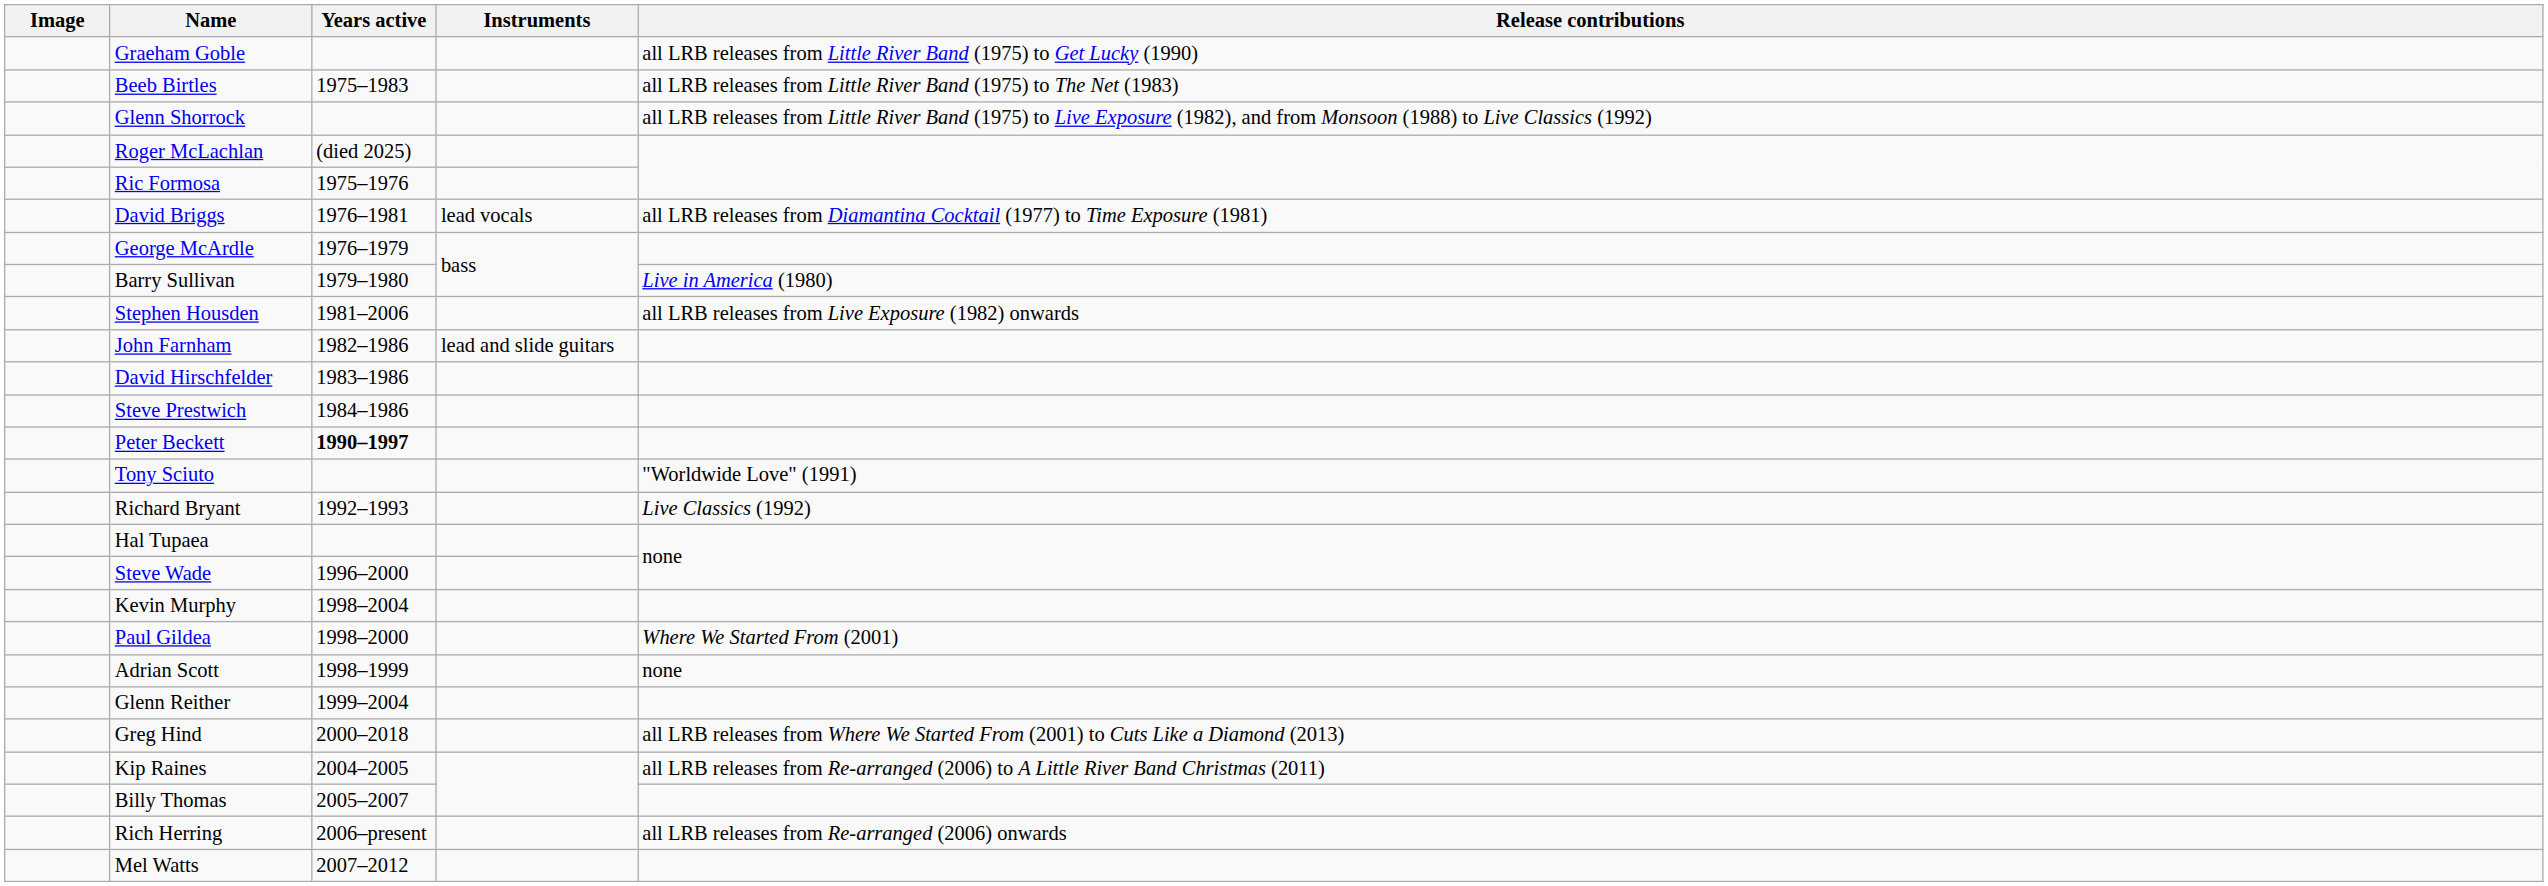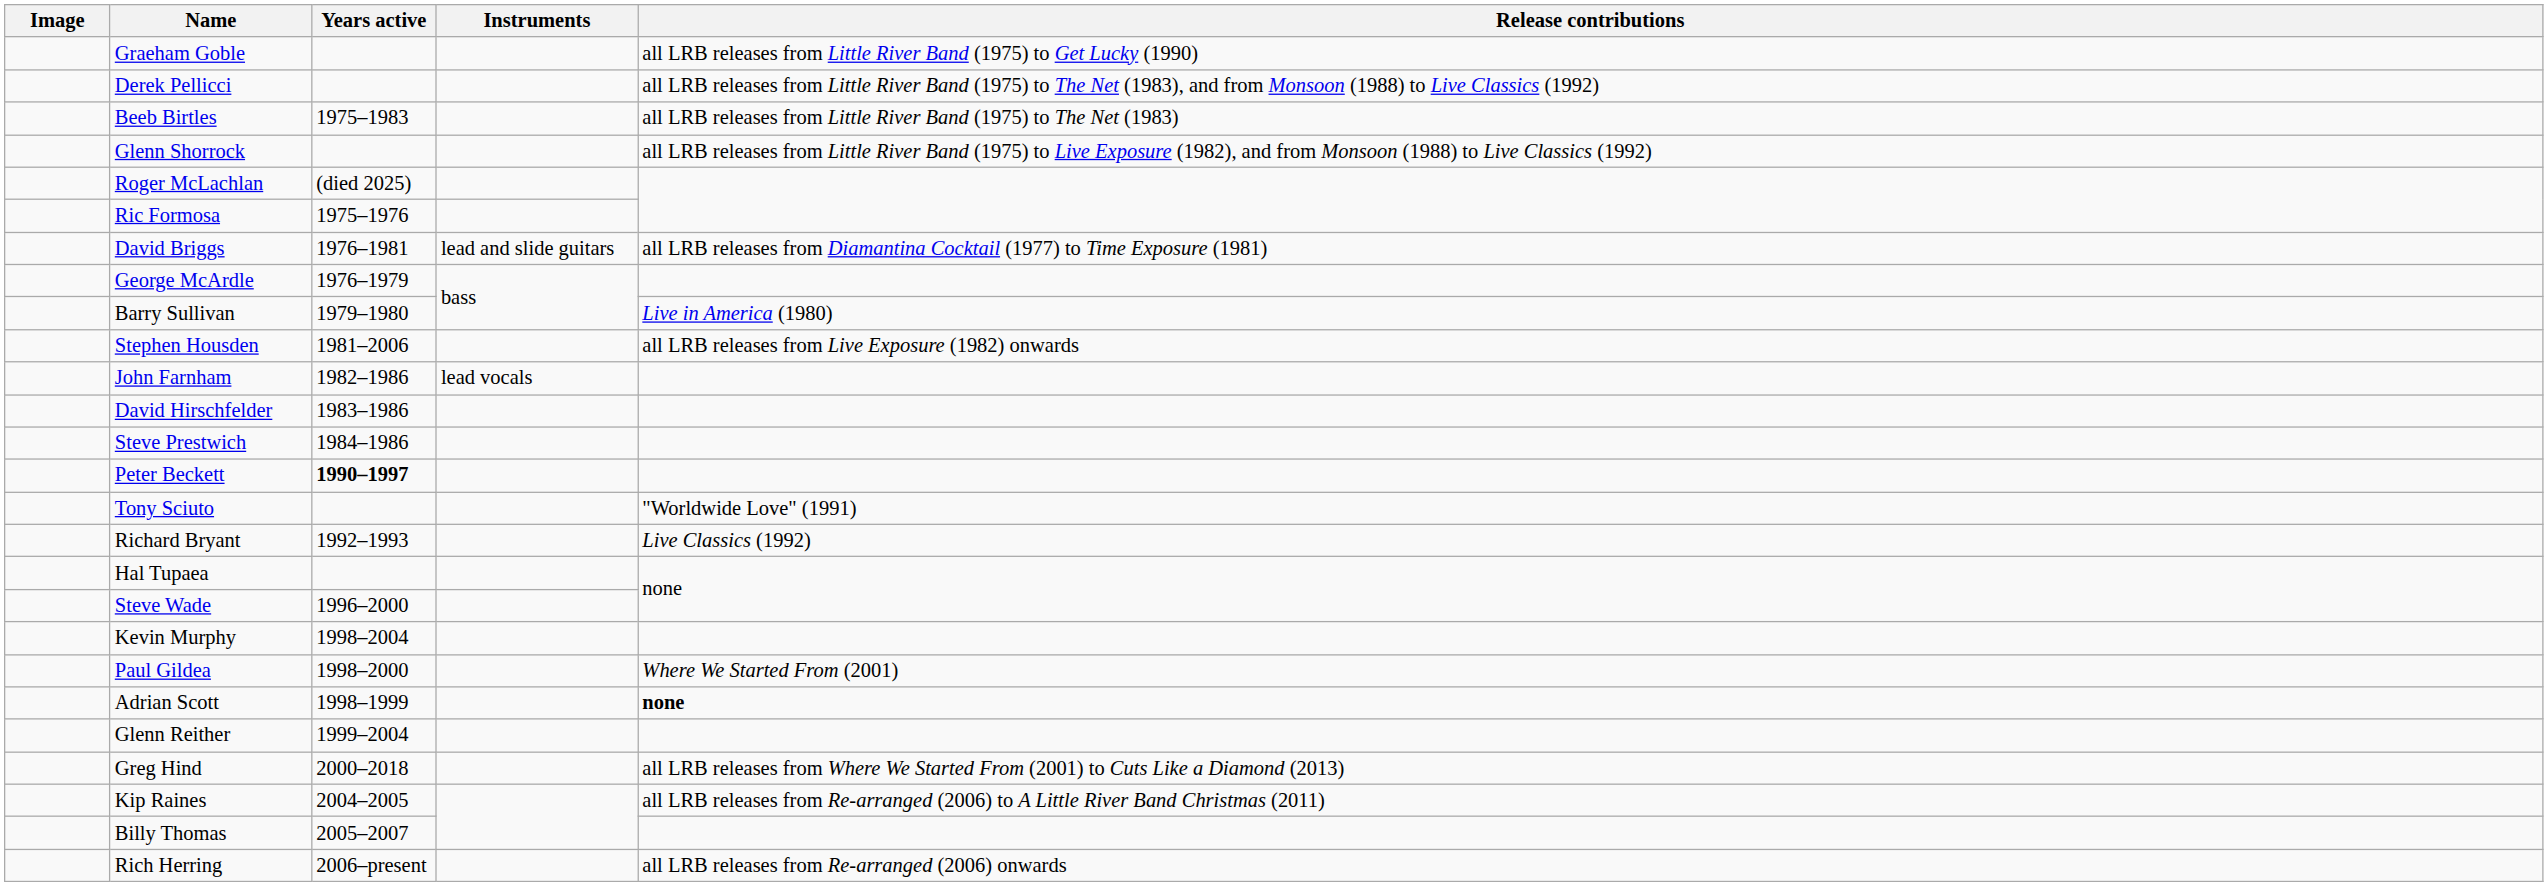+ row: (173, 85)
(487, 215) lead vocals -> (528, 248) lead and slide guitars
(528, 345) lead and slide guitars -> (487, 378) lead vocals
(662, 670) normal -> (663, 702) bold
- row: (157, 865)
